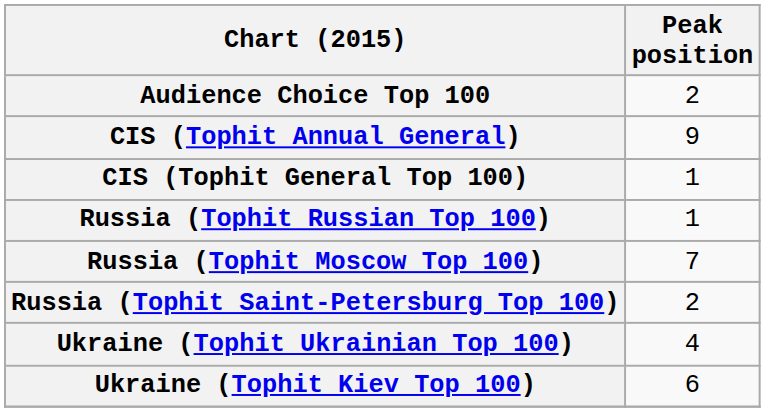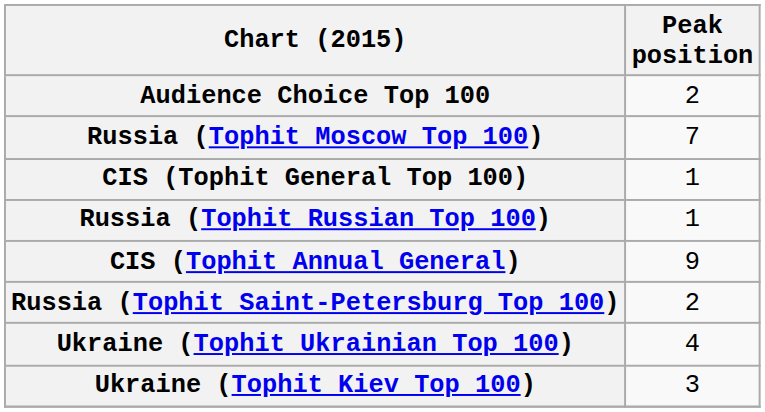rows swapped: (315, 138) <-> (315, 261)
(692, 385) 6 -> (692, 385) 3
